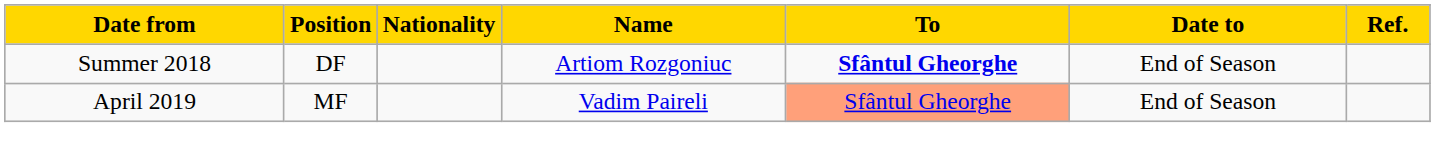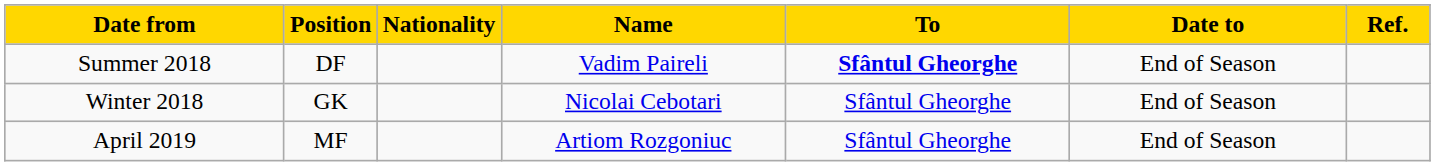(643, 63) Artiom Rozgoniuc -> (643, 63) Vadim Paireli
+ row: (145, 102)
(643, 102) Vadim Paireli -> (643, 141) Artiom Rozgoniuc
(928, 102) lightsalmon background -> (928, 141) no background
